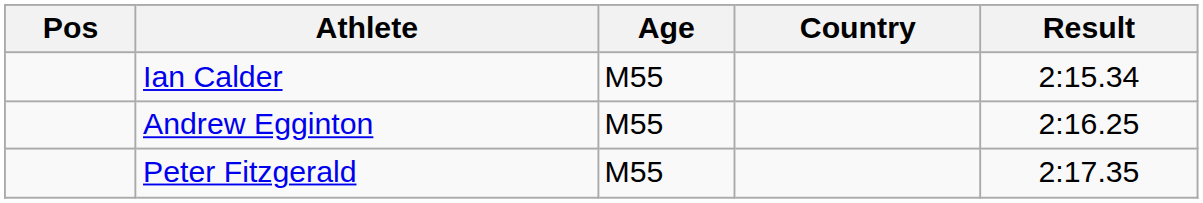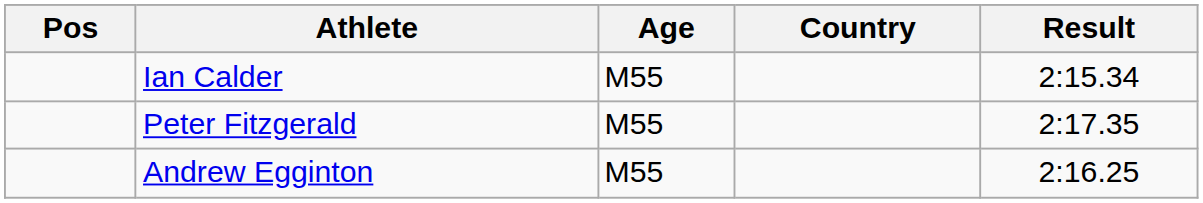rows swapped: (258, 124) <-> (250, 172)
